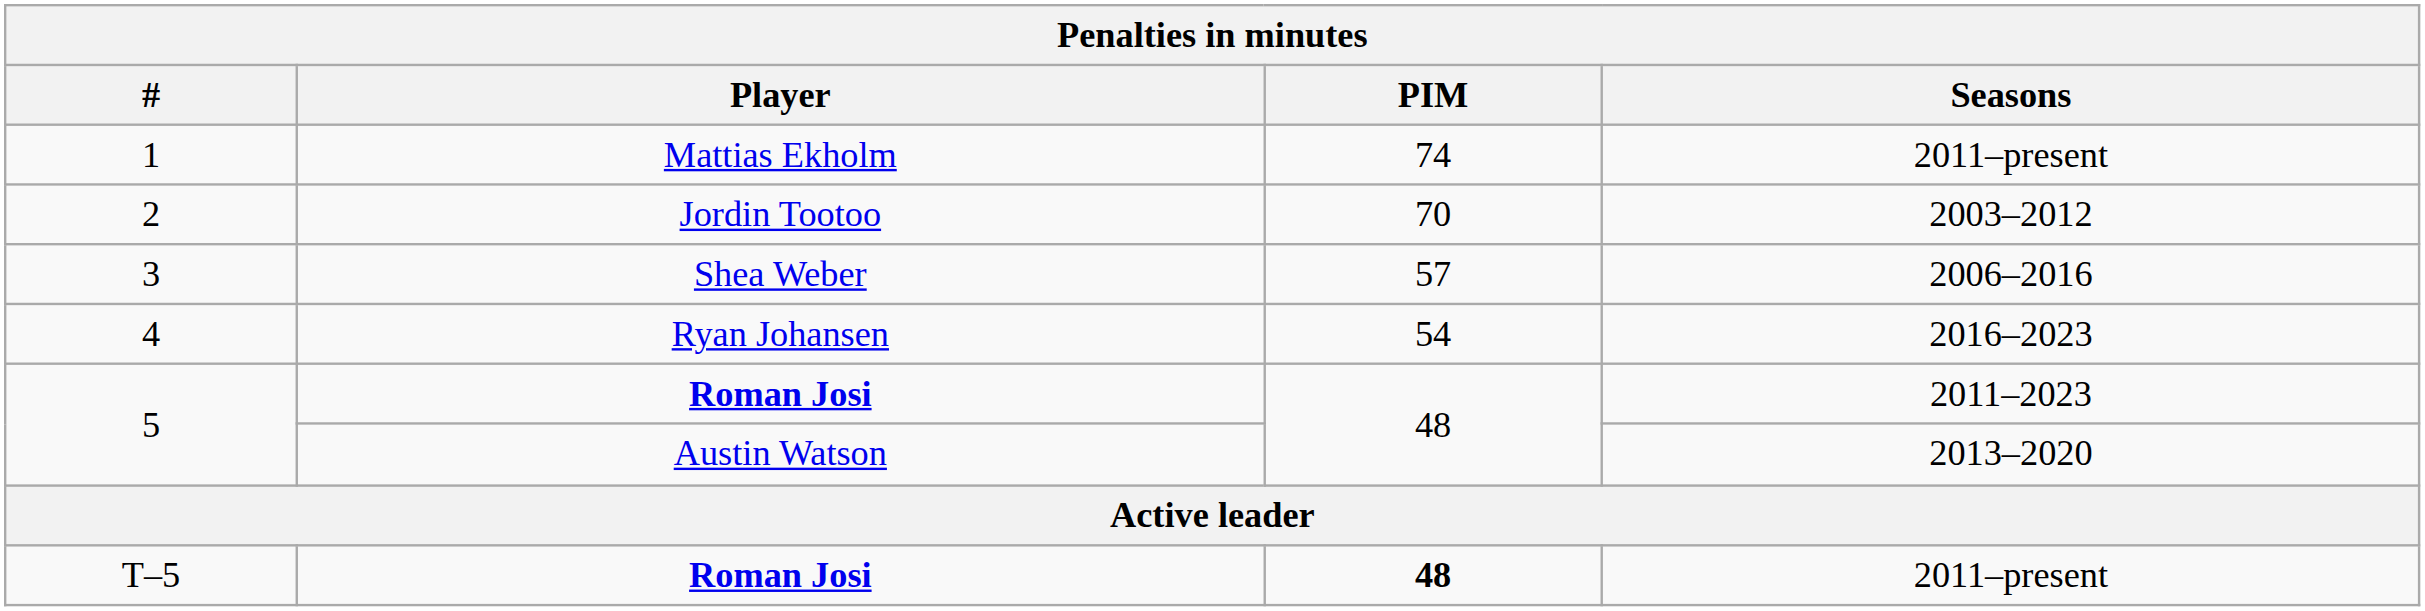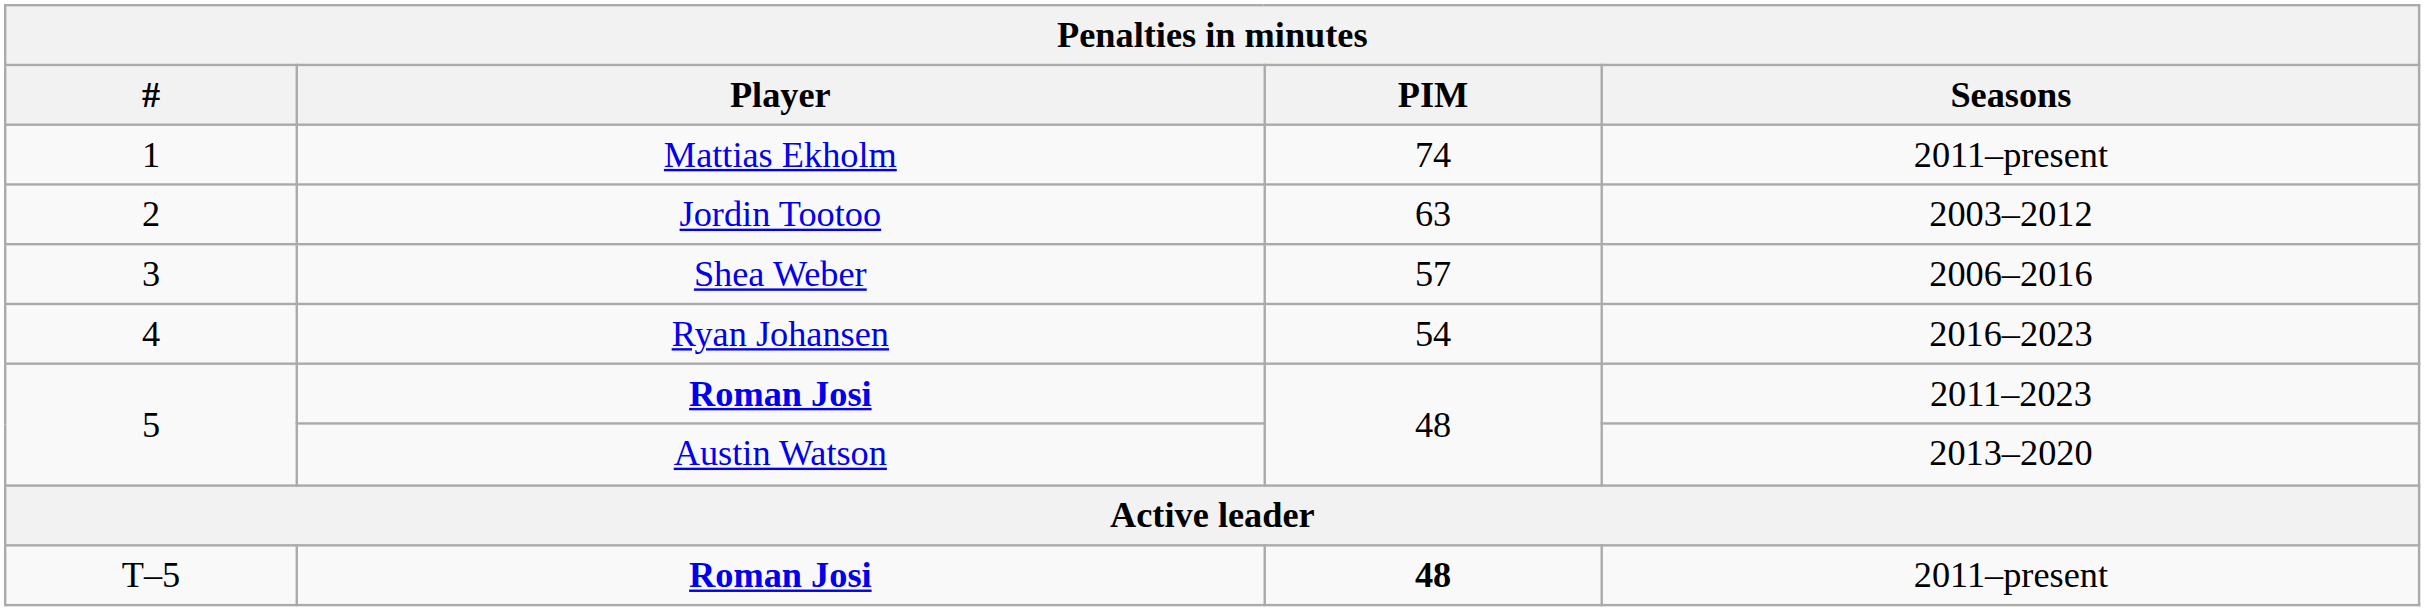(1433, 214) 70 -> (1433, 214) 63
